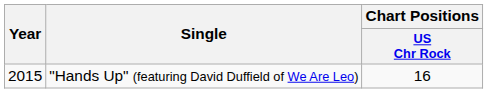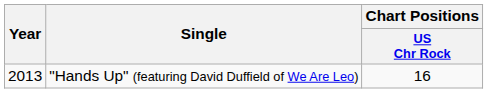(25, 75) 2015 -> (25, 75) 2013
